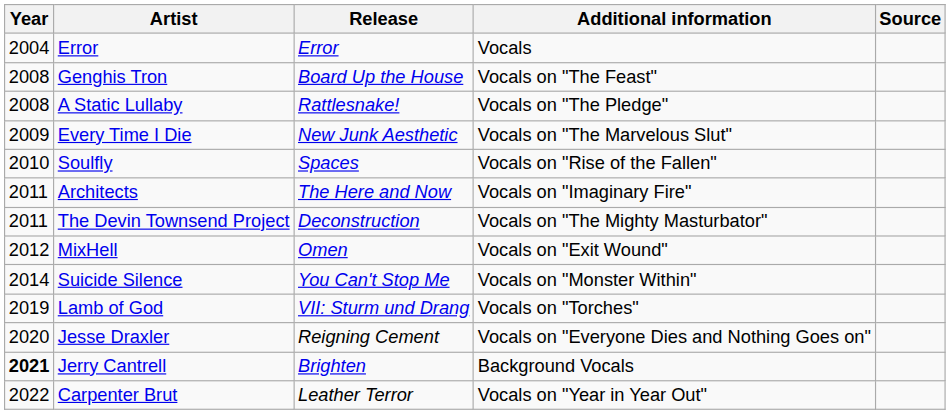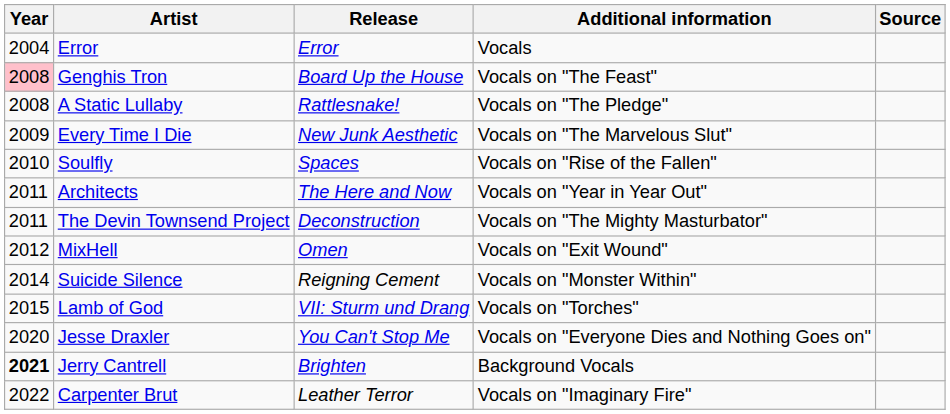(29, 76) no background -> (29, 76) pink background
(585, 192) Vocals on "Imaginary Fire" -> (592, 192) Vocals on "Year in Year Out"
(374, 279) You Can't Stop Me -> (368, 279) Reigning Cement
(29, 308) 2019 -> (29, 308) 2015
(368, 337) Reigning Cement -> (374, 337) You Can't Stop Me
(592, 395) Vocals on "Year in Year Out" -> (585, 395) Vocals on "Imaginary Fire"
